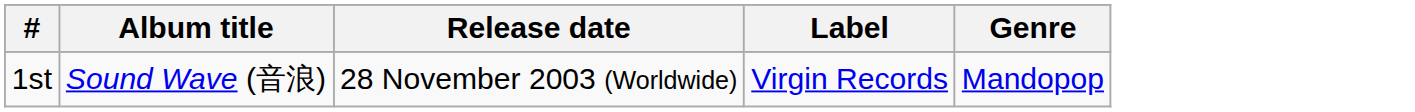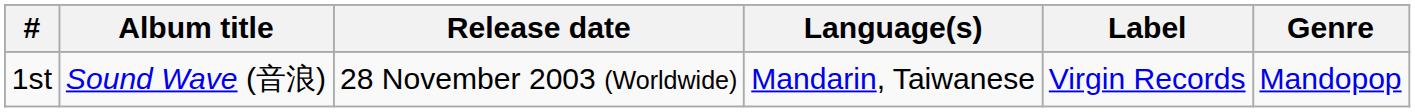+ column: (893, 28)
